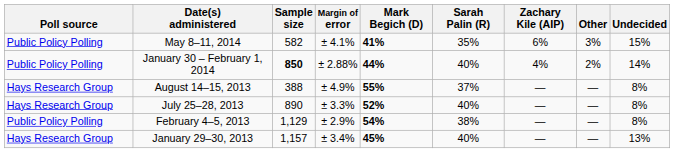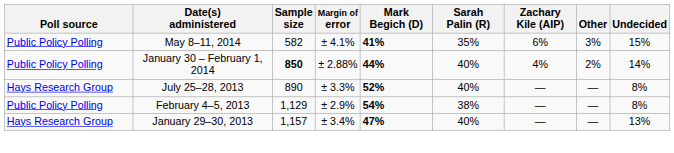- row: (203, 88)
(374, 139) 45% -> (374, 122) 47%
